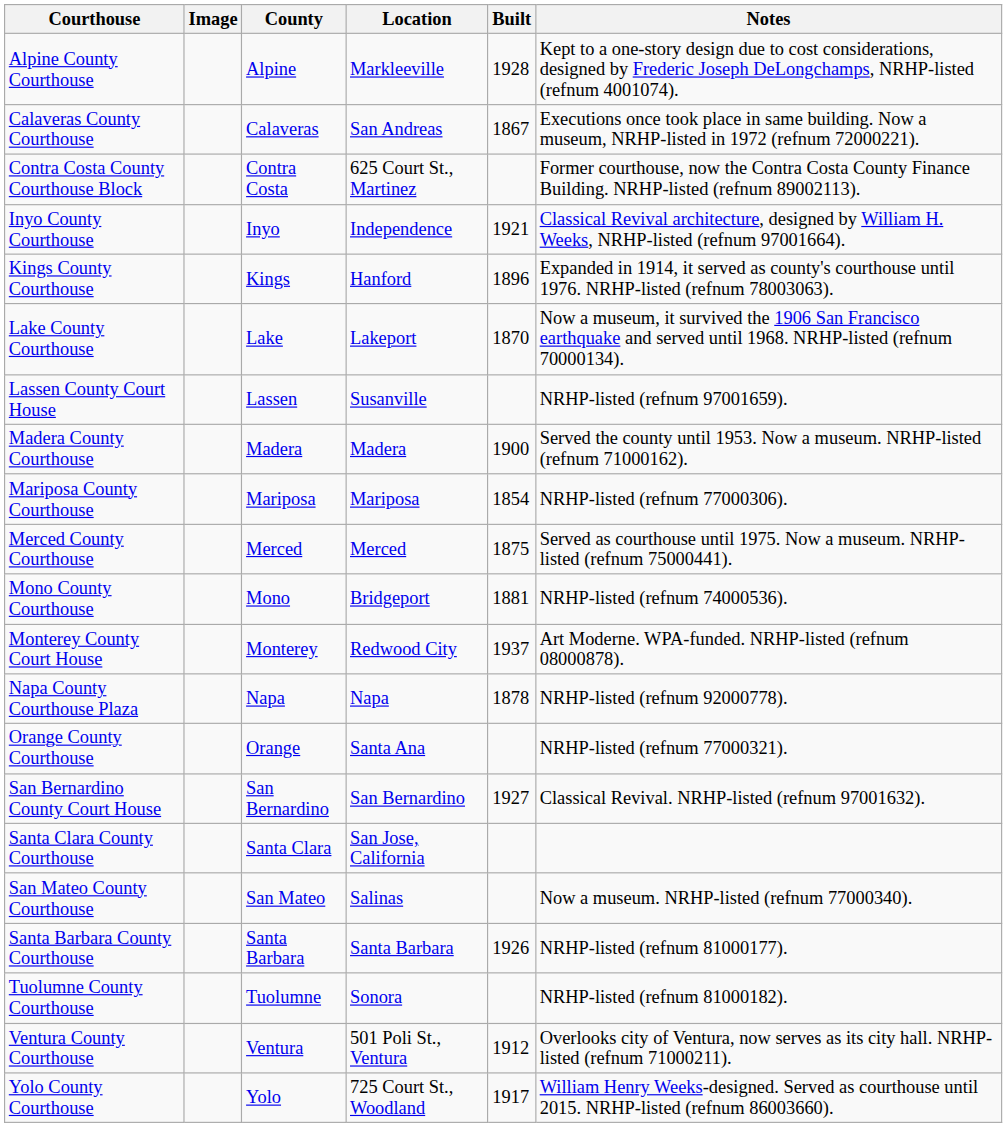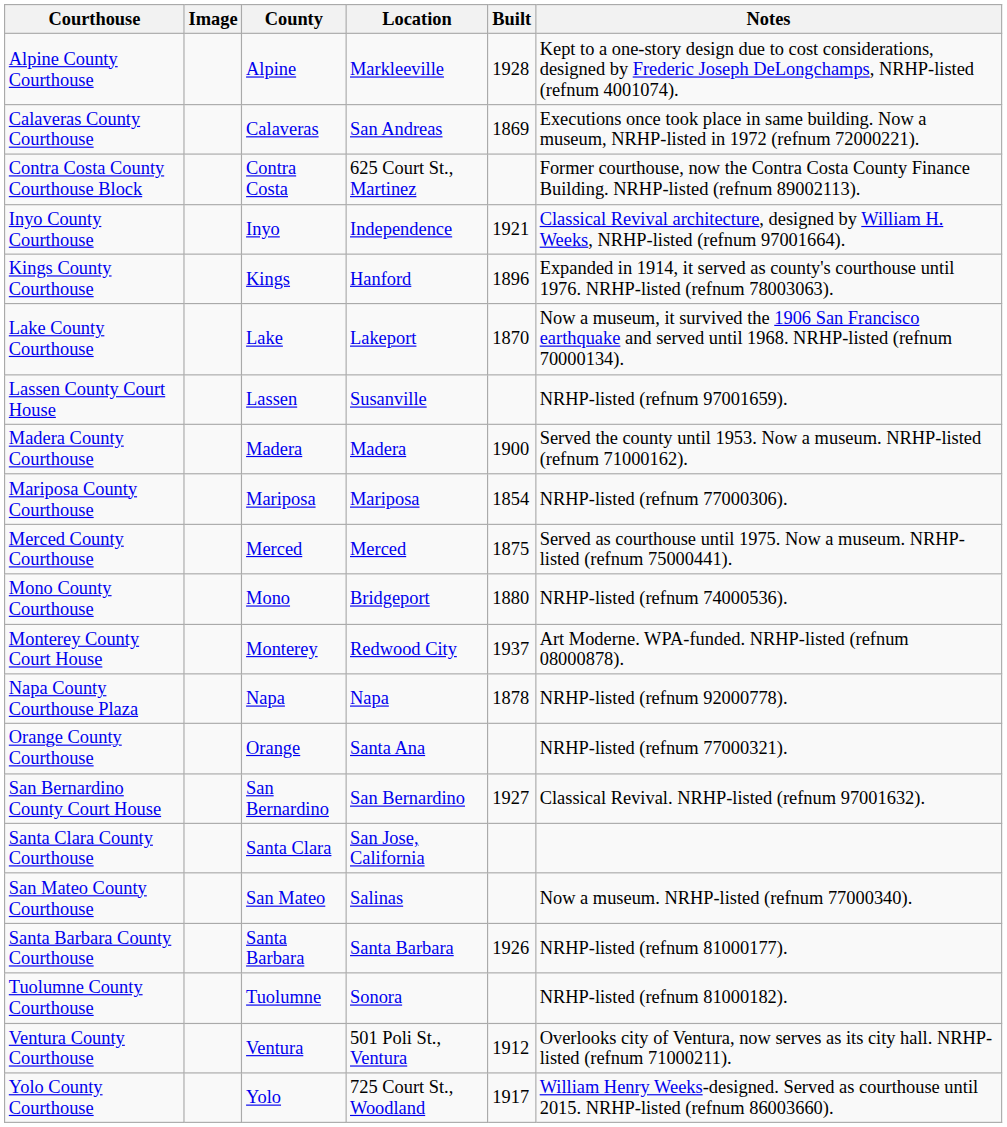(511, 129) 1867 -> (511, 129) 1869
(511, 598) 1881 -> (511, 598) 1880
